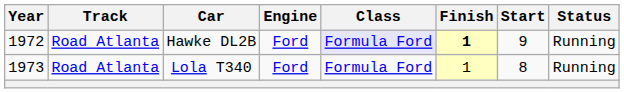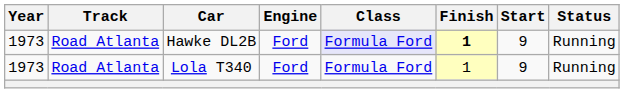(26, 42) 1972 -> (26, 42) 1973
(523, 67) 8 -> (523, 67) 9
